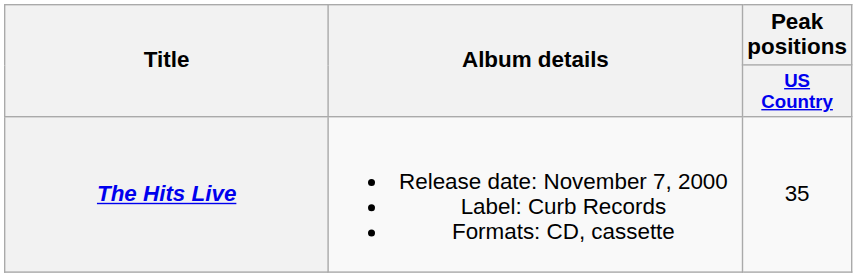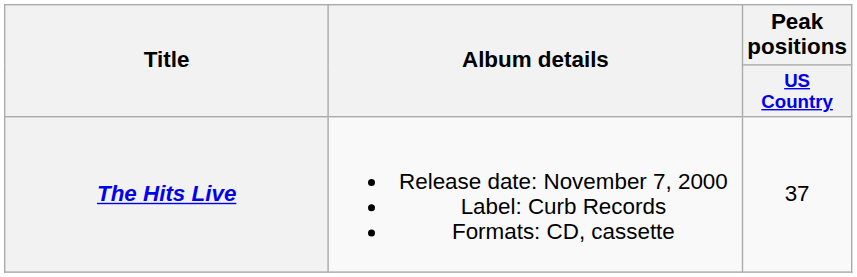(797, 194) 35 -> (797, 194) 37
